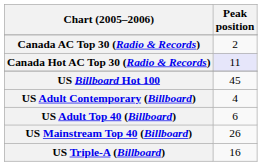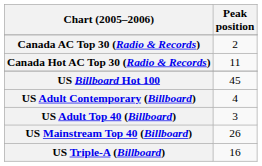(235, 62) lavender background -> (235, 62) no background
(235, 116) 6 -> (235, 116) 3
